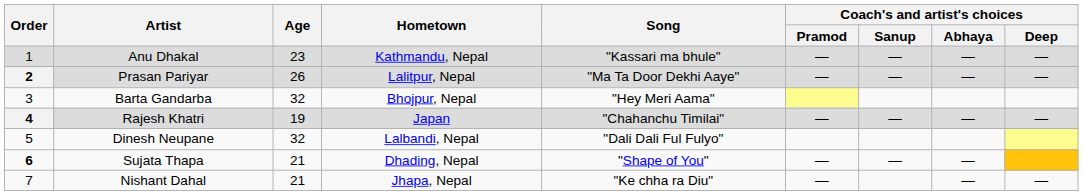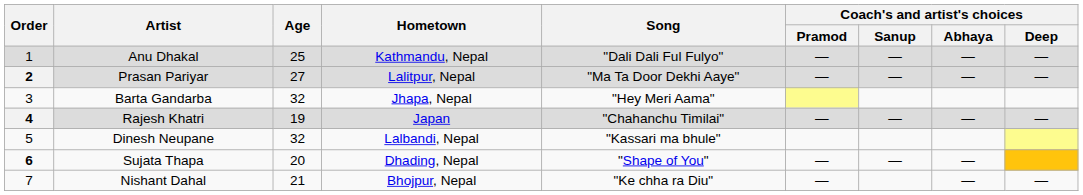(297, 56) 23 -> (297, 56) 25
(663, 56) "Kassari ma bhule" -> (663, 56) "Dali Dali Ful Fulyo"
(297, 77) 26 -> (297, 77) 27
(432, 98) Bhojpur, Nepal -> (432, 98) Jhapa, Nepal
(663, 139) "Dali Dali Ful Fulyo" -> (663, 139) "Kassari ma bhule"
(297, 160) 21 -> (297, 160) 20
(432, 181) Jhapa, Nepal -> (432, 181) Bhojpur, Nepal
